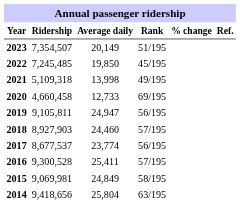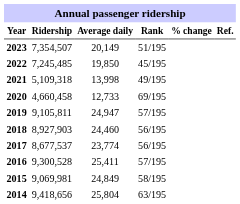(152, 113) 56/195 -> (152, 113) 57/195
(152, 129) 57/195 -> (152, 129) 56/195
